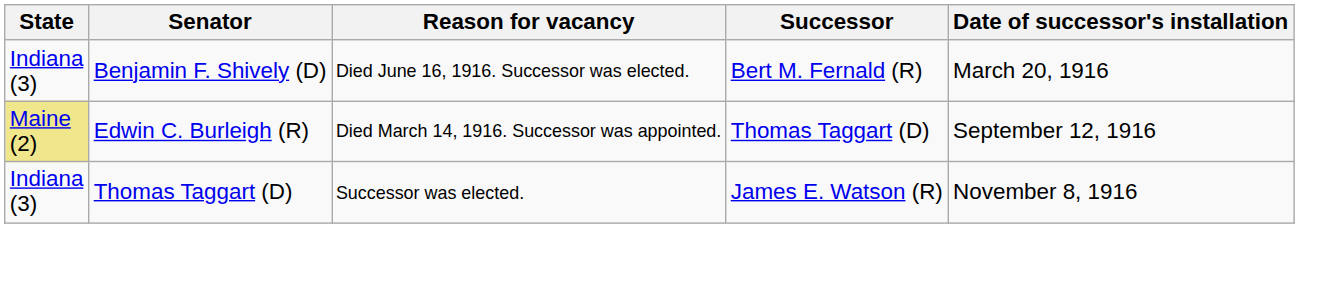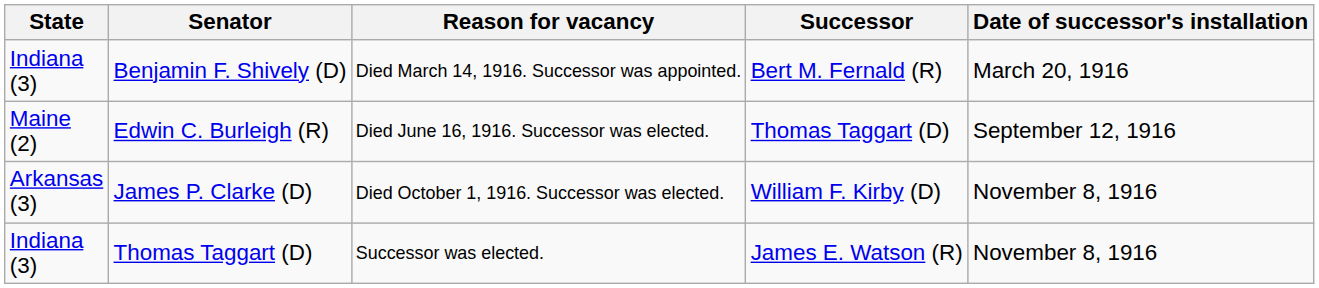(513, 71) Died June 16, 1916. Successor was elected. -> (549, 71) Died March 14, 1916. Successor was appointed.
(40, 131) khaki background -> (40, 131) no background
(529, 131) Died March 14, 1916. Successor was appointed. -> (533, 131) Died June 16, 1916. Successor was elected.
+ row: (213, 191)
